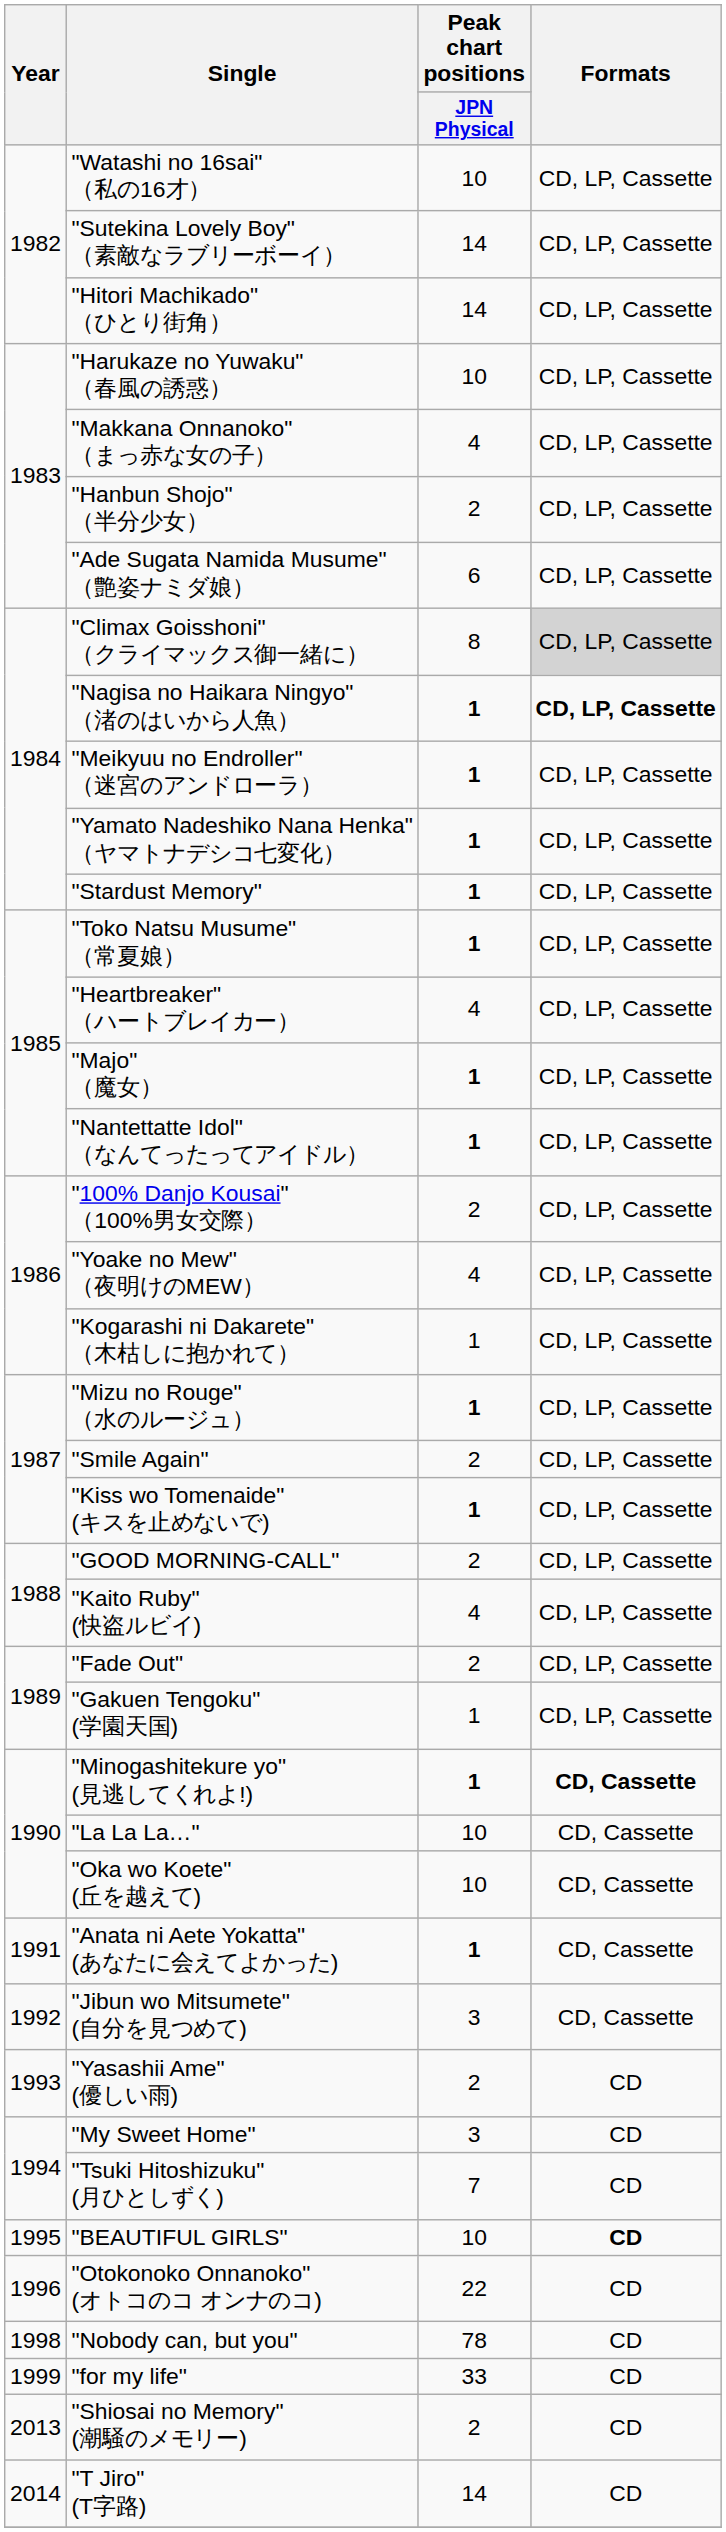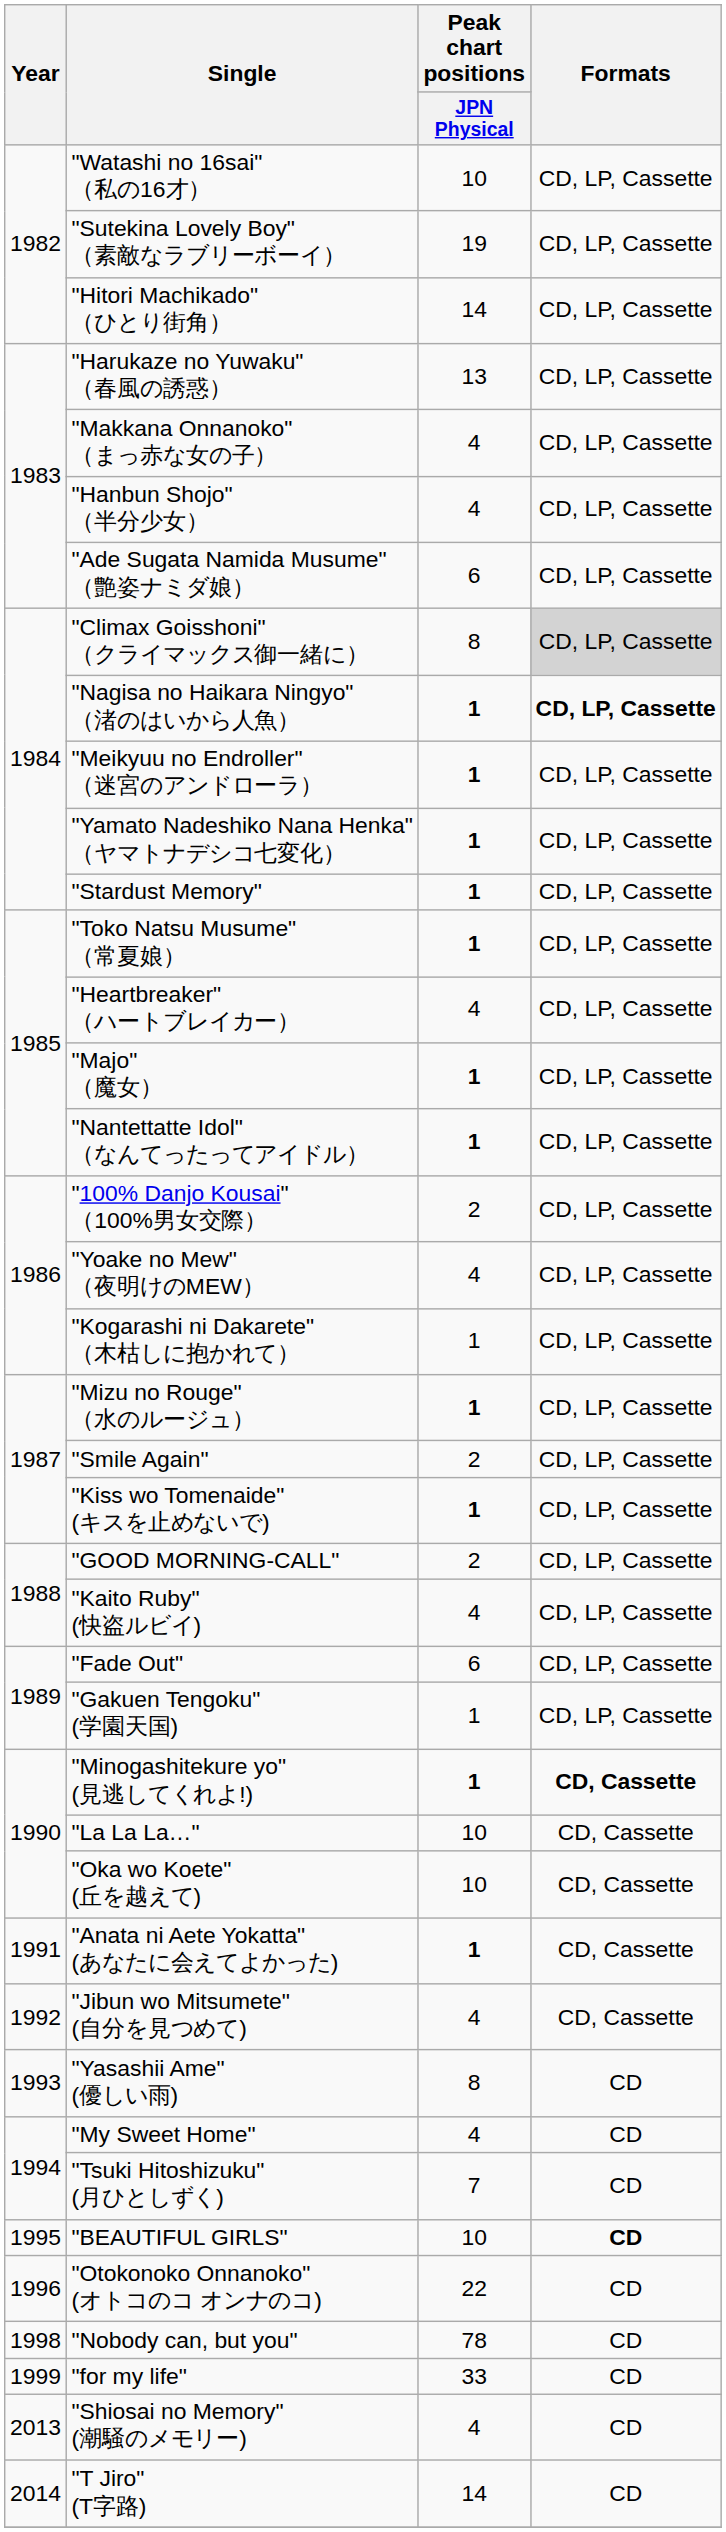(474, 243) 14 -> (474, 243) 19
(474, 376) 10 -> (474, 376) 13
(474, 509) 2 -> (474, 509) 4
(474, 1664) 2 -> (474, 1664) 6
(474, 2016) 3 -> (474, 2016) 4
(474, 2083) 2 -> (474, 2083) 8
(474, 2134) 3 -> (474, 2134) 4
(474, 2427) 2 -> (474, 2427) 4
